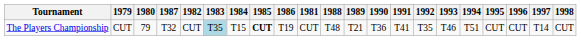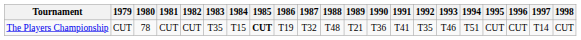columns swapped: (309, 12) <-> (169, 12)
(146, 27) 79 -> (146, 27) 78
(215, 27) lightblue background -> (215, 27) no background
